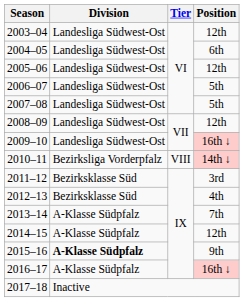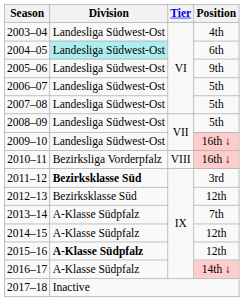(216, 31) 12th -> (216, 31) 4th
(109, 50) no background -> (109, 50) paleturquoise background
(216, 68) 12th -> (216, 68) 9th
(216, 123) 12th -> (216, 123) 5th
(216, 159) 14th ↓ -> (216, 159) 16th ↓
(95, 178) normal -> (97, 178) bold
(216, 196) 4th -> (216, 196) 12th
(216, 251) 9th -> (216, 251) 12th
(216, 269) 16th ↓ -> (216, 269) 14th ↓
